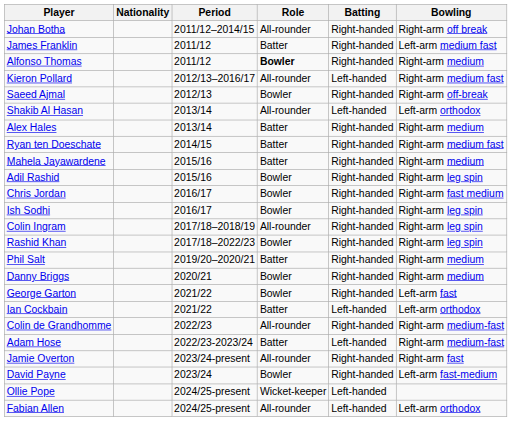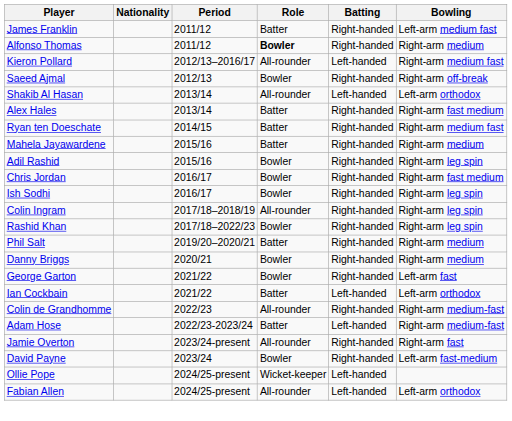- row: (36, 29)
(441, 128) Right-arm medium -> (451, 111) Right-arm fast medium
